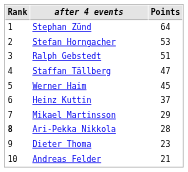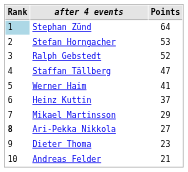(10, 28) no background -> (10, 28) lightblue background
(165, 57) 51 -> (165, 57) 52
(165, 86) 45 -> (165, 86) 41
(165, 130) 28 -> (165, 130) 27
